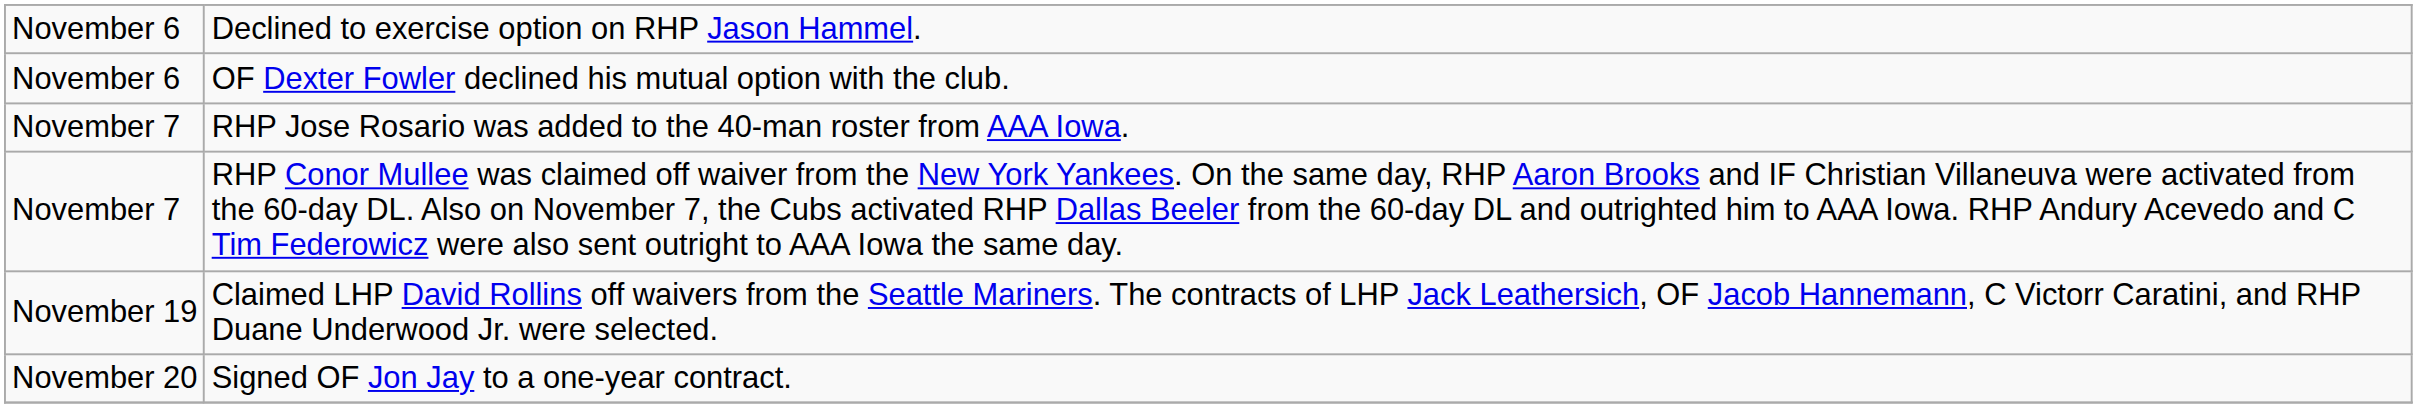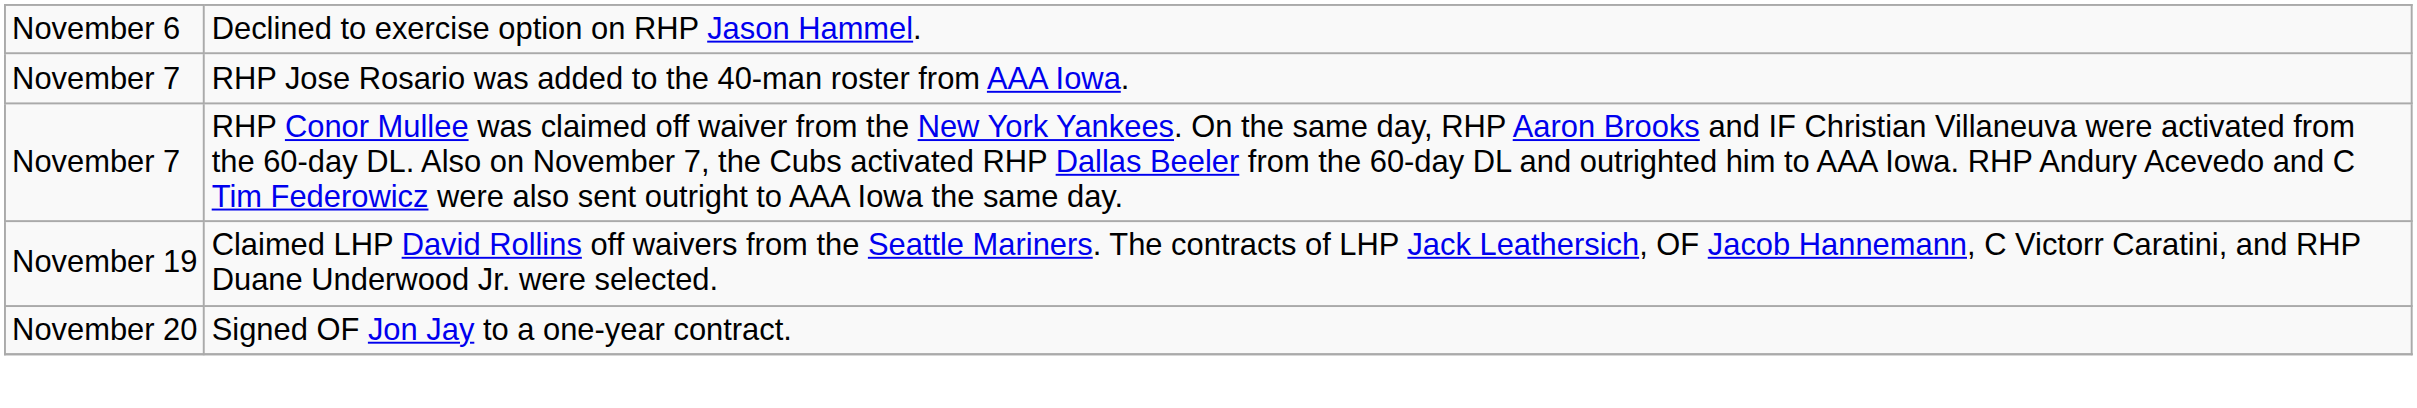- row: (611, 77)
